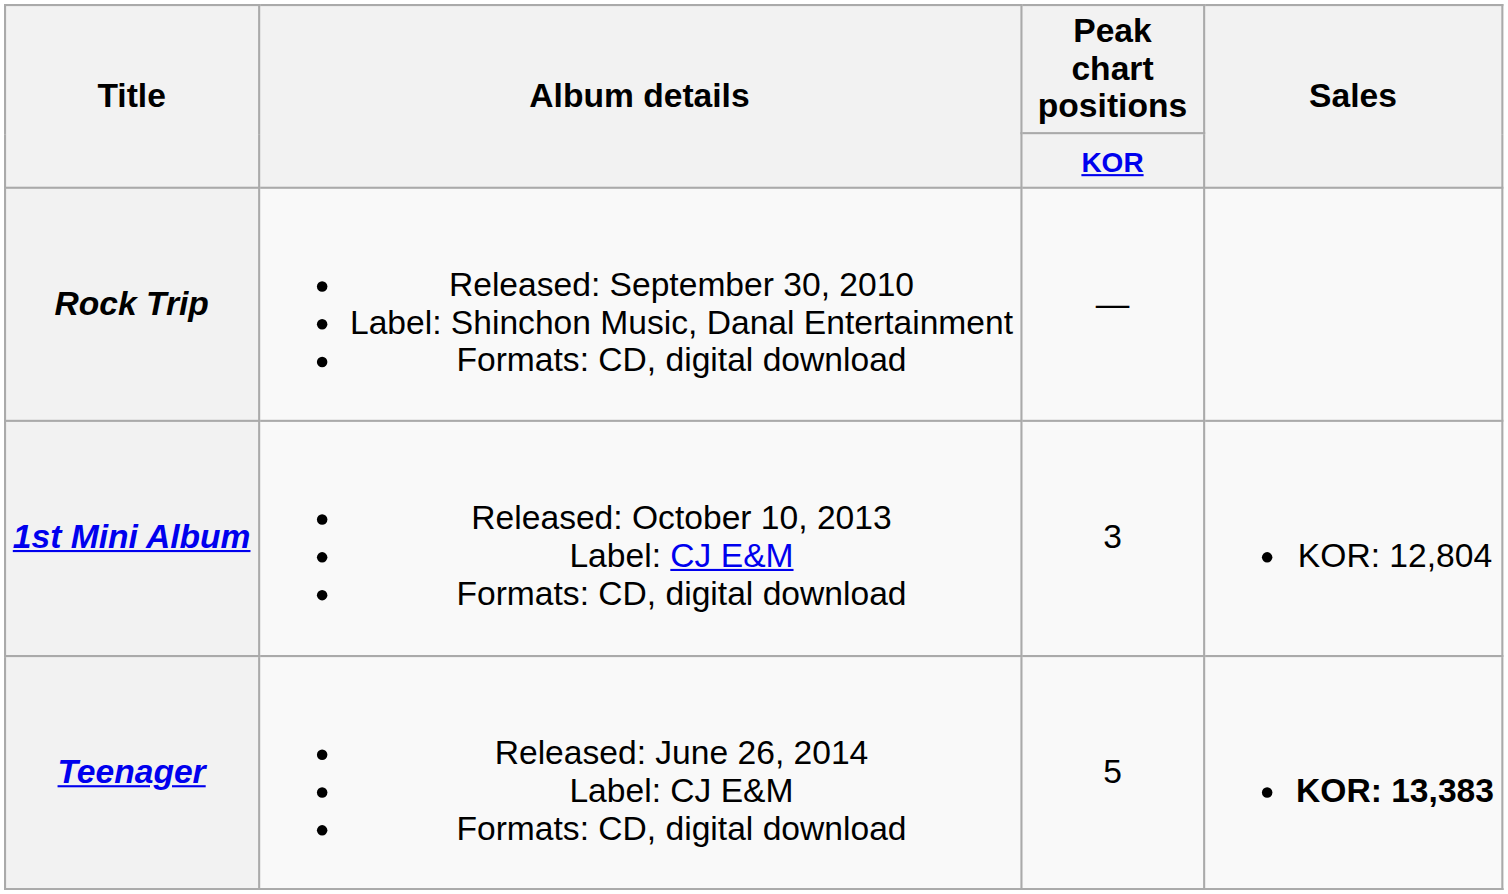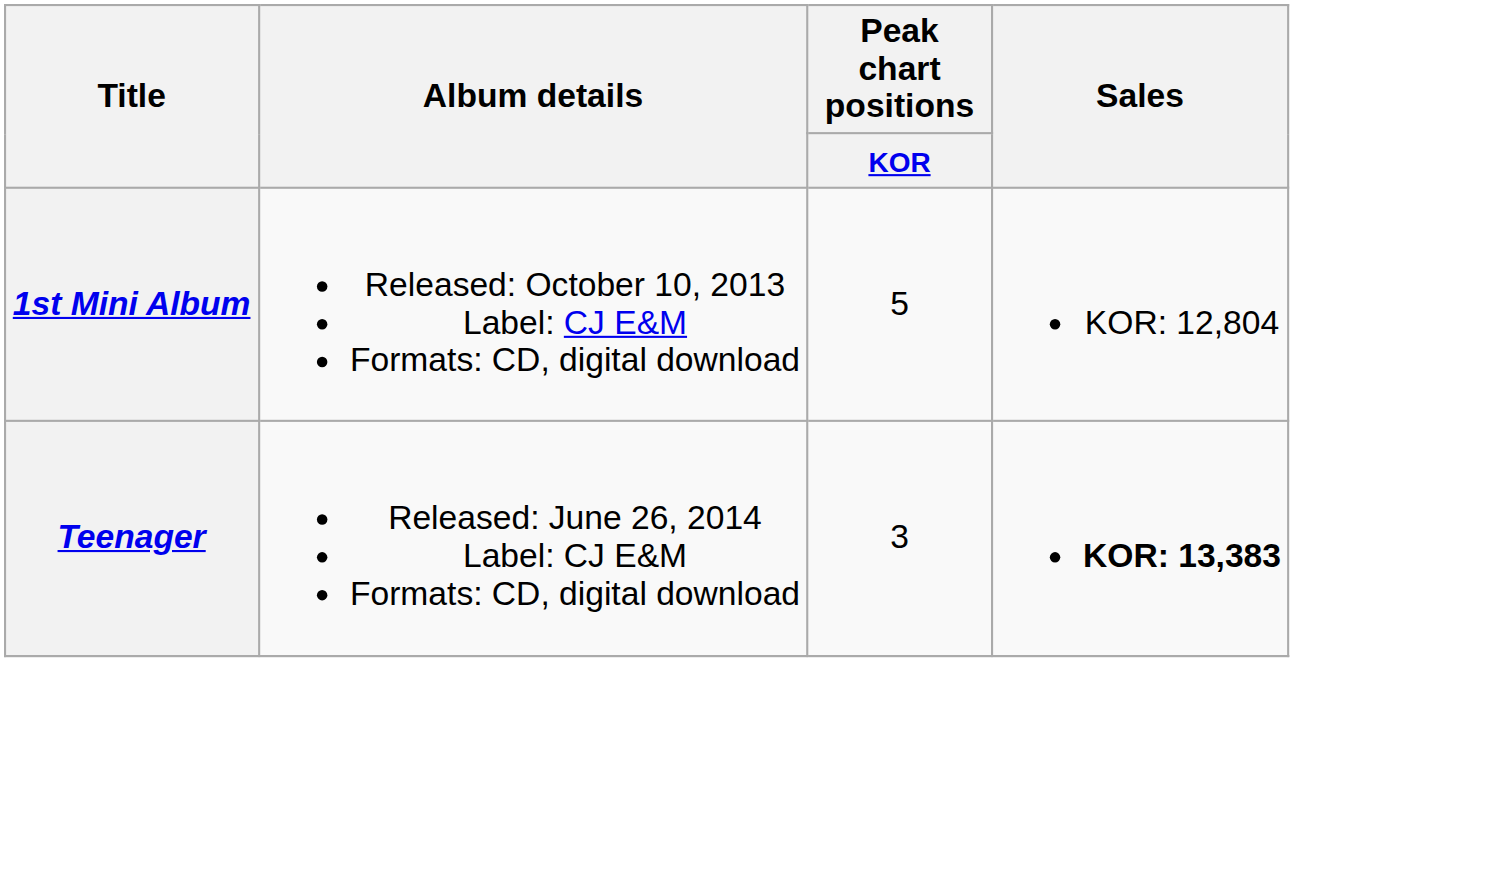- row: (132, 303)
(1113, 537) 3 -> (900, 303) 5
(1113, 771) 5 -> (900, 537) 3
